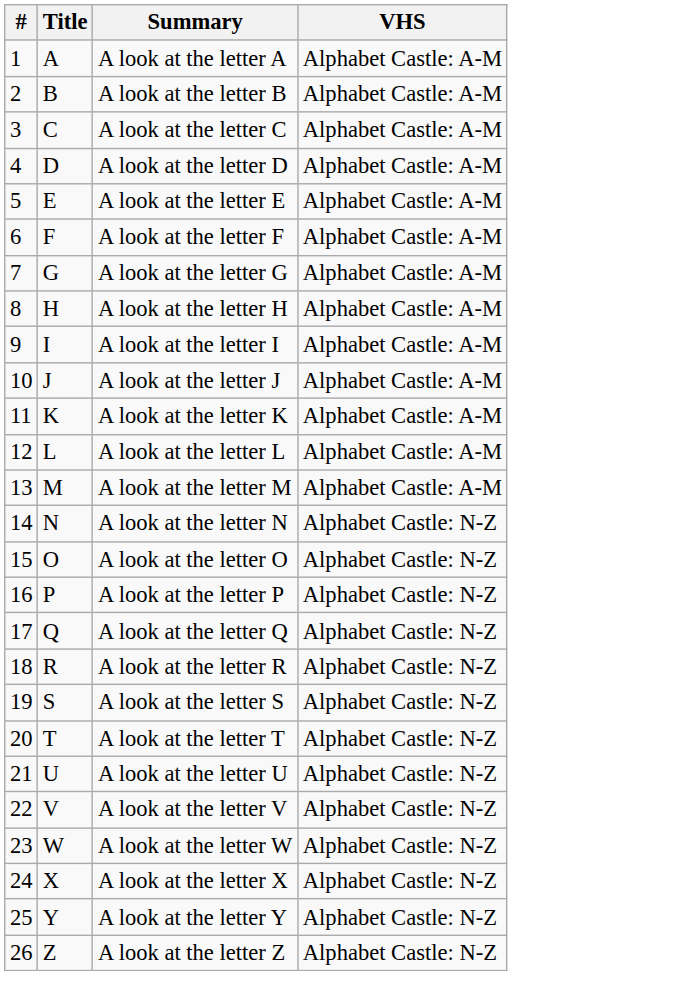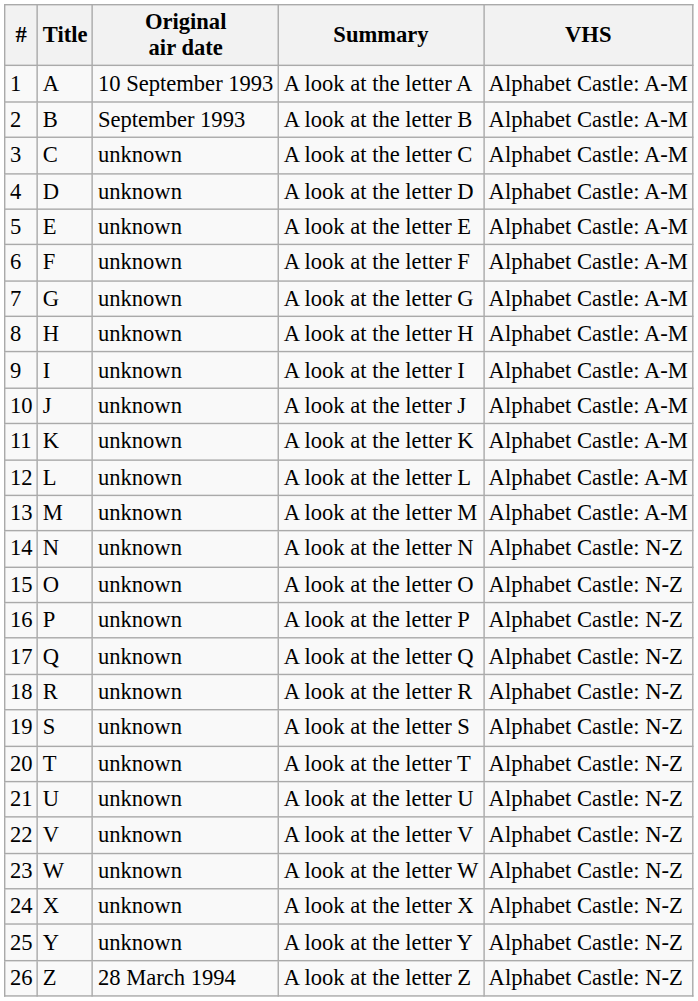+ column: (186, 35)
